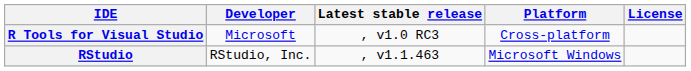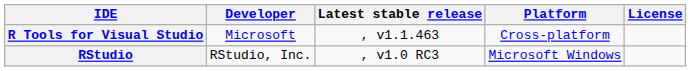(400, 35) , v1.0 RC3 -> (400, 35) , v1.1.463
(400, 56) , v1.1.463 -> (400, 56) , v1.0 RC3
